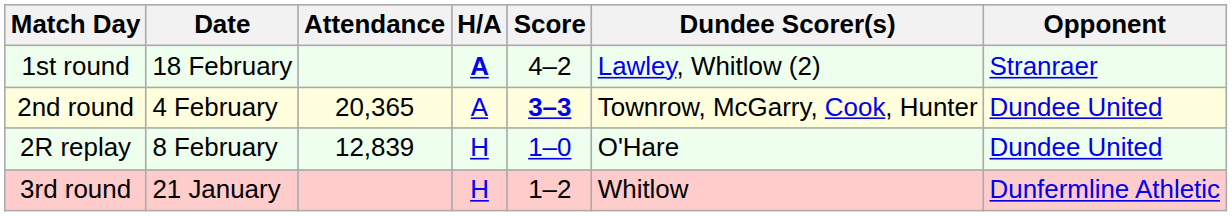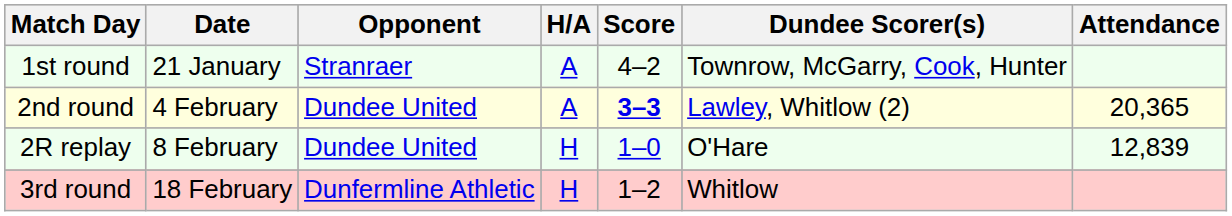columns swapped: (1105, 25) <-> (375, 25)
(222, 66) 18 February -> (217, 66) 21 January
(479, 66) bold -> (569, 66) normal
(709, 66) Lawley, Whitlow (2) -> (877, 66) Townrow, McGarry, Cook, Hunter
(788, 107) Townrow, McGarry, Cook, Hunter -> (799, 107) Lawley, Whitlow (2)
(217, 189) 21 January -> (222, 189) 18 February
